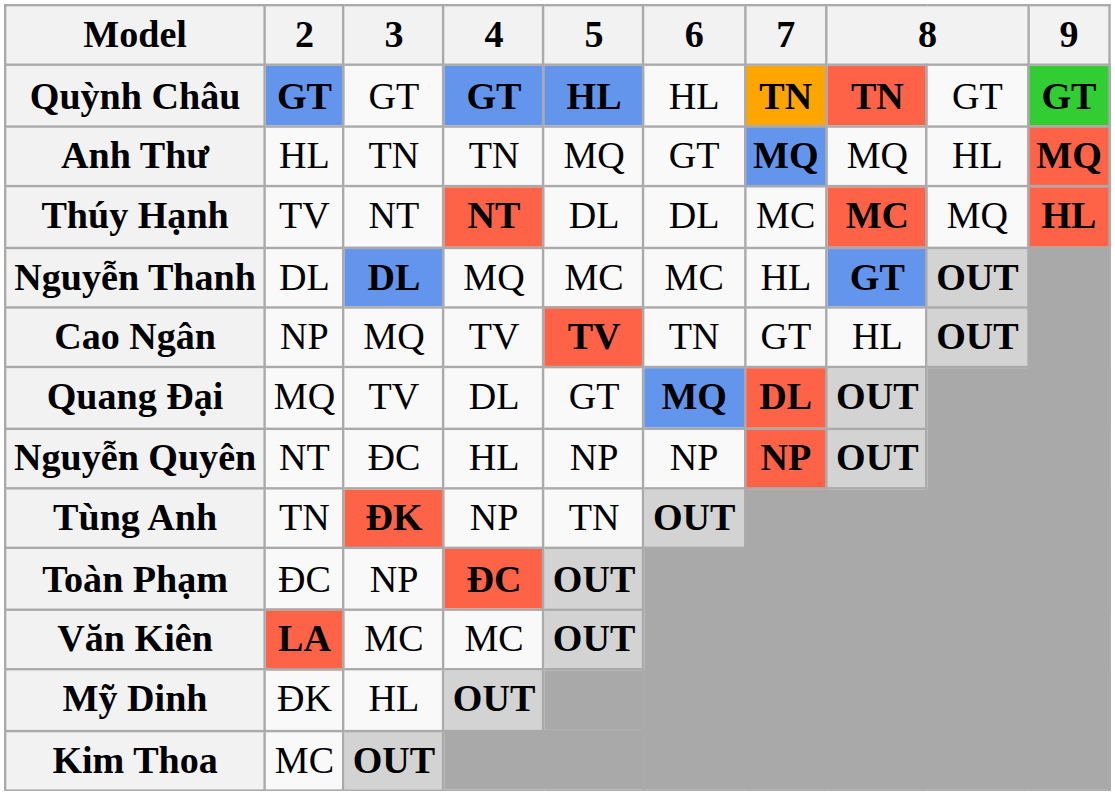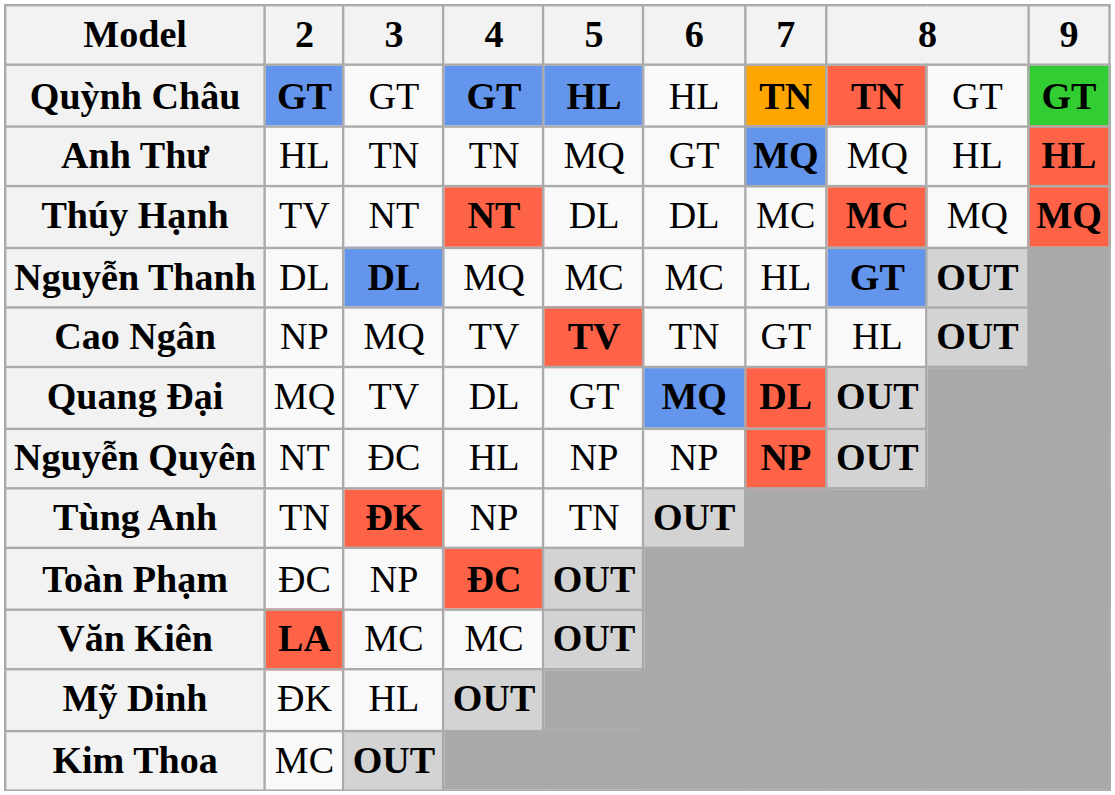(1069, 155) MQ -> (1069, 155) HL
(1069, 215) HL -> (1069, 215) MQ
